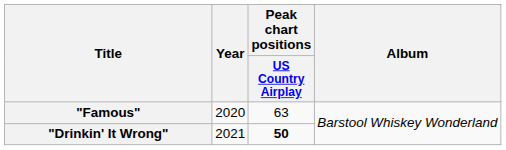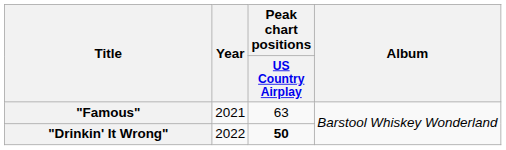(230, 112) 2020 -> (230, 112) 2021
(230, 134) 2021 -> (230, 134) 2022
